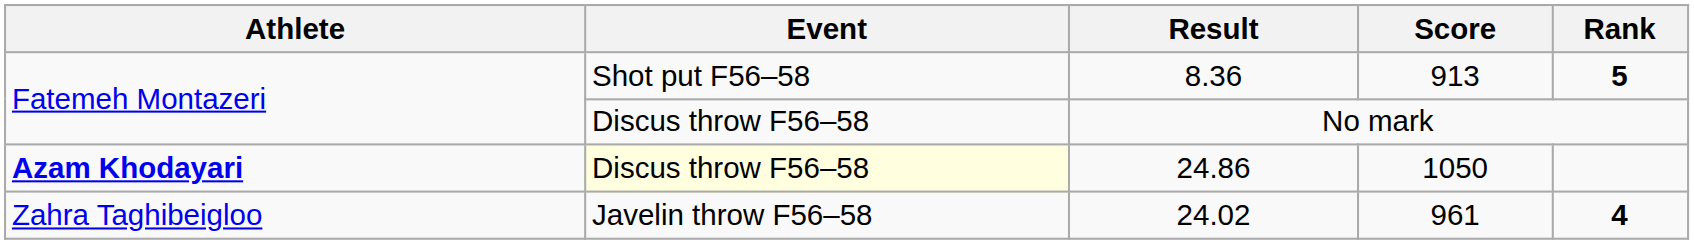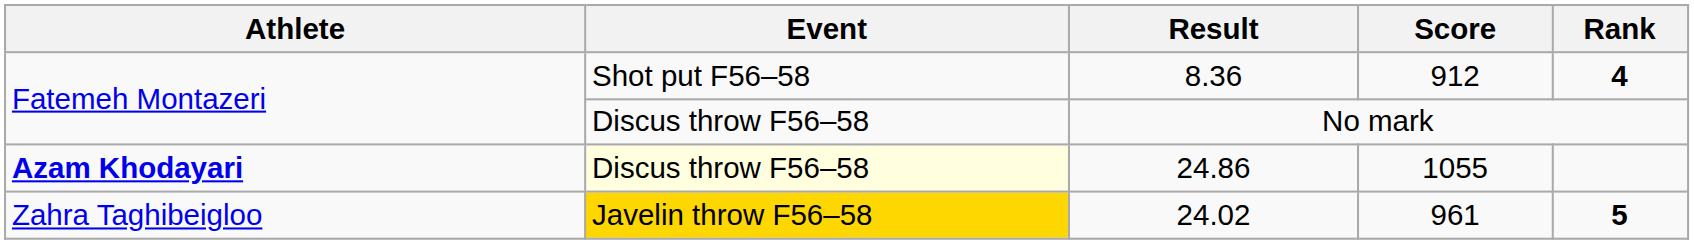(1455, 75) 913 -> (1455, 75) 912
(1620, 75) 5 -> (1620, 75) 4
(1455, 169) 1050 -> (1455, 169) 1055
(732, 215) no background -> (732, 215) gold background
(1620, 215) 4 -> (1620, 215) 5
